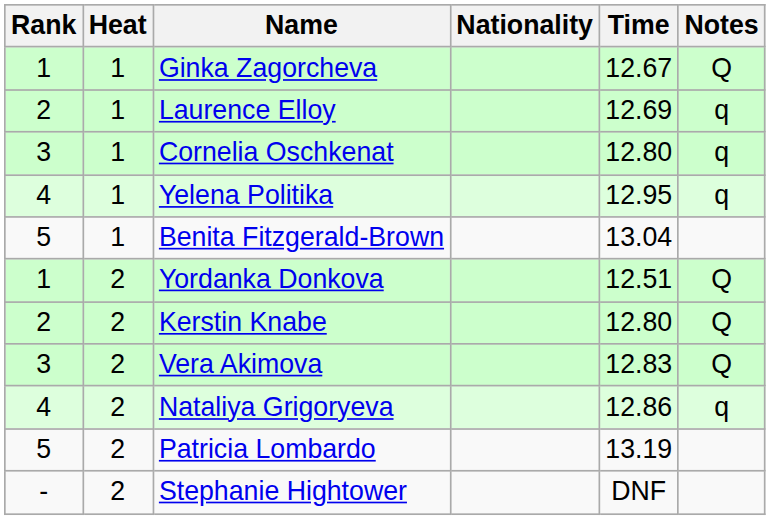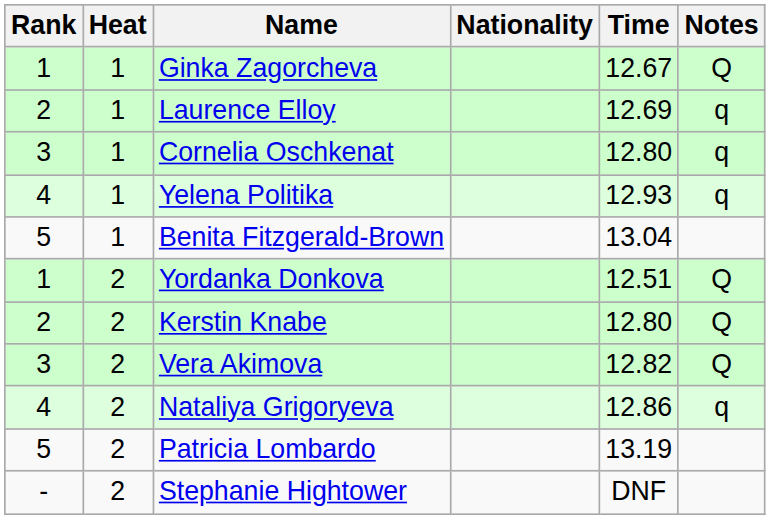(639, 195) 12.95 -> (639, 195) 12.93
(639, 364) 12.83 -> (639, 364) 12.82
